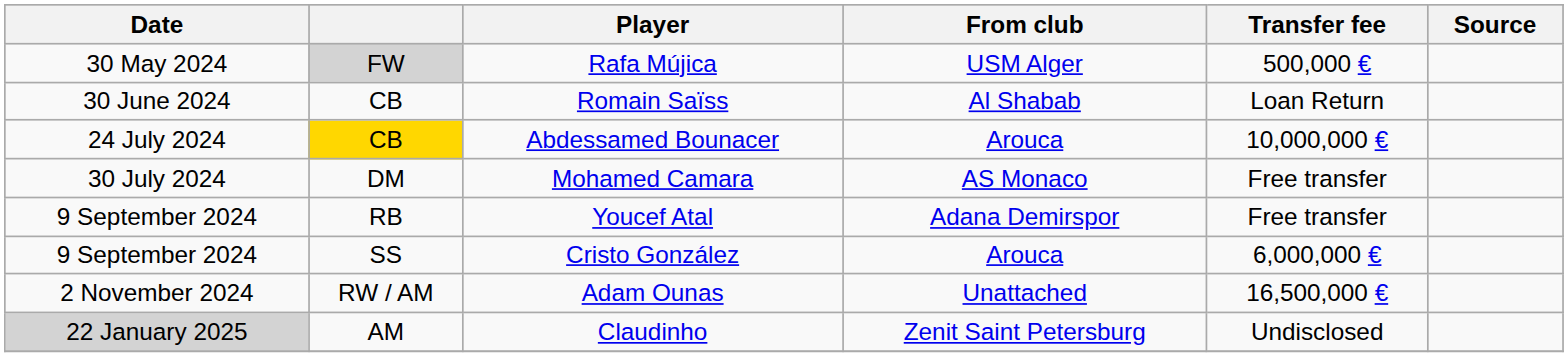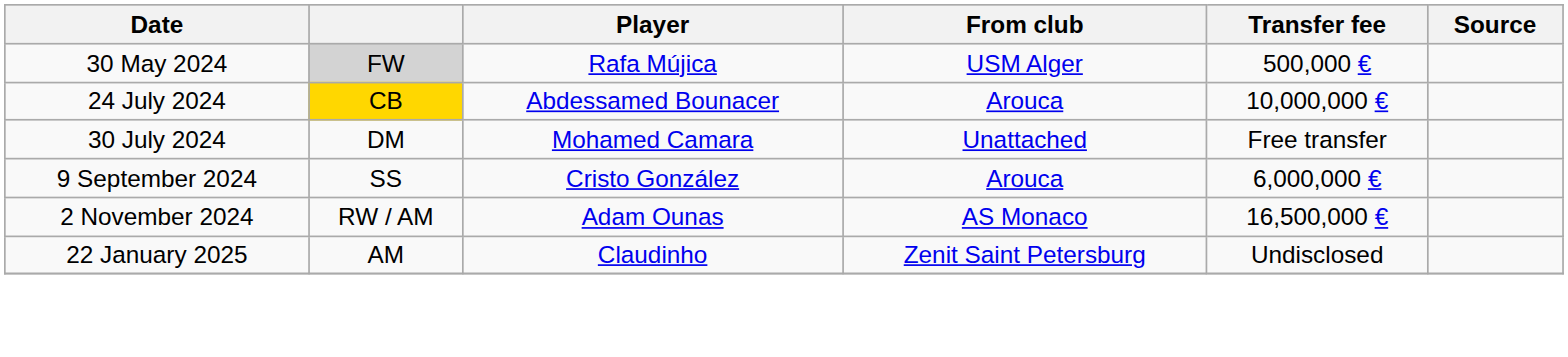- row: (653, 101)
(1025, 178) AS Monaco -> (1025, 140) Unattached
- row: (653, 217)
(1025, 294) Unattached -> (1025, 217) AS Monaco
(157, 332) lightgrey background -> (157, 255) no background
